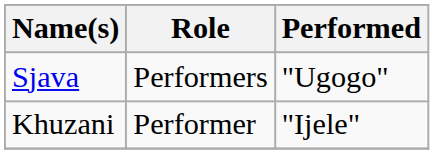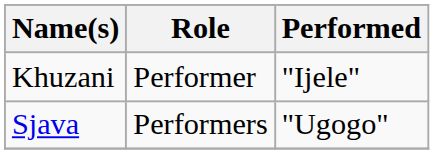rows swapped: (46, 76) <-> (63, 124)
